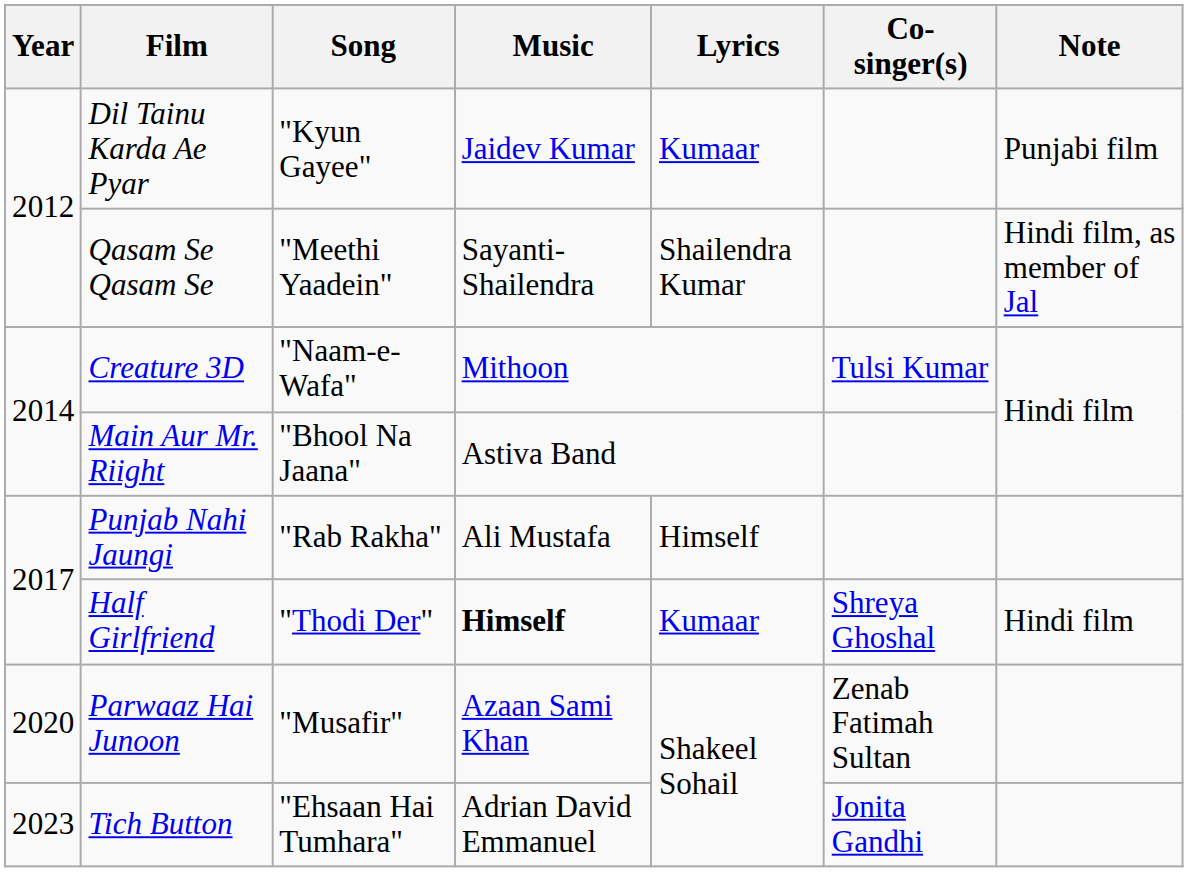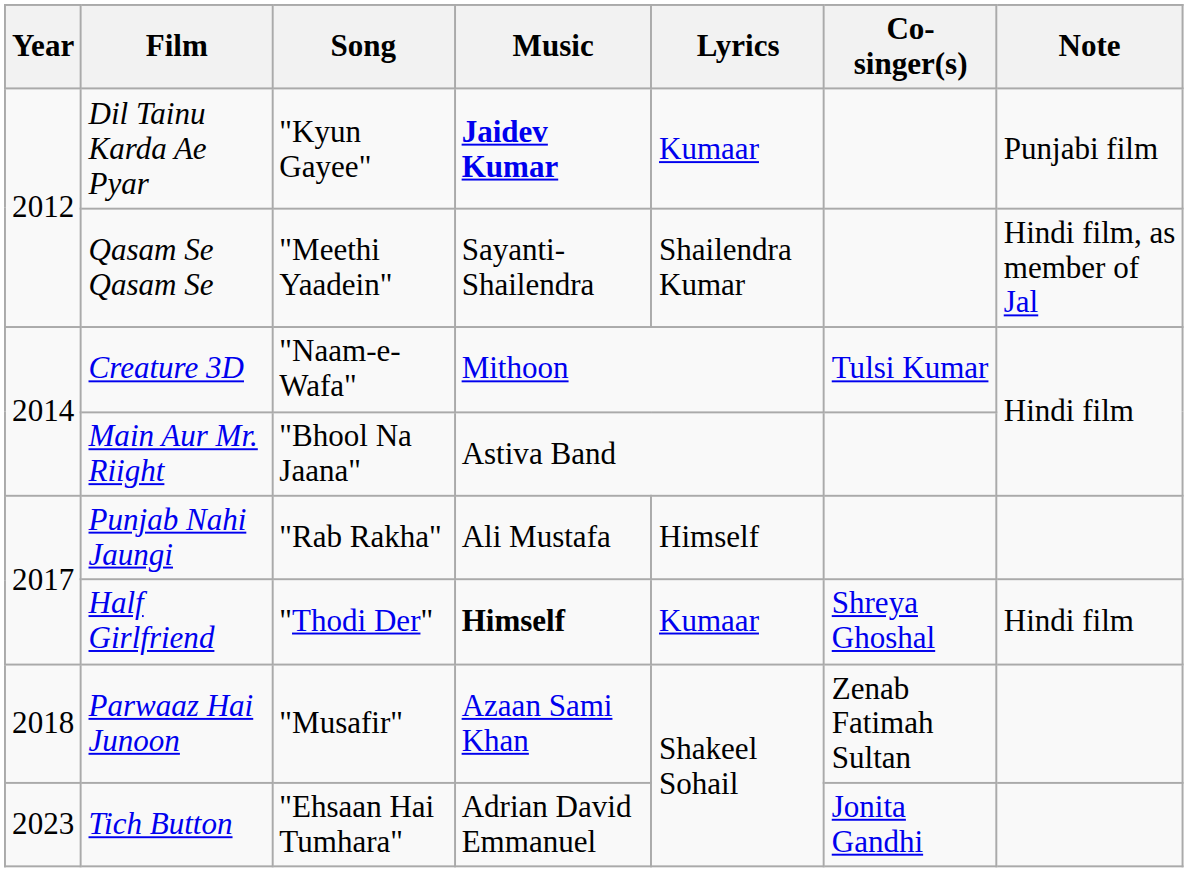(548, 148) normal -> (510, 148) bold
(43, 722) 2020 -> (43, 722) 2018
